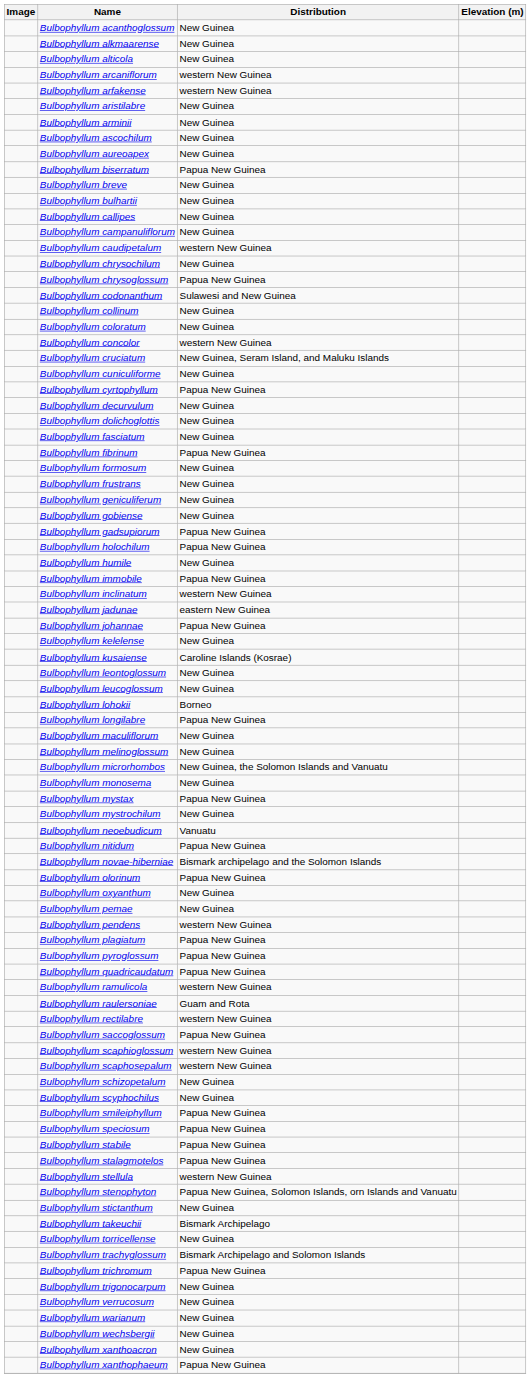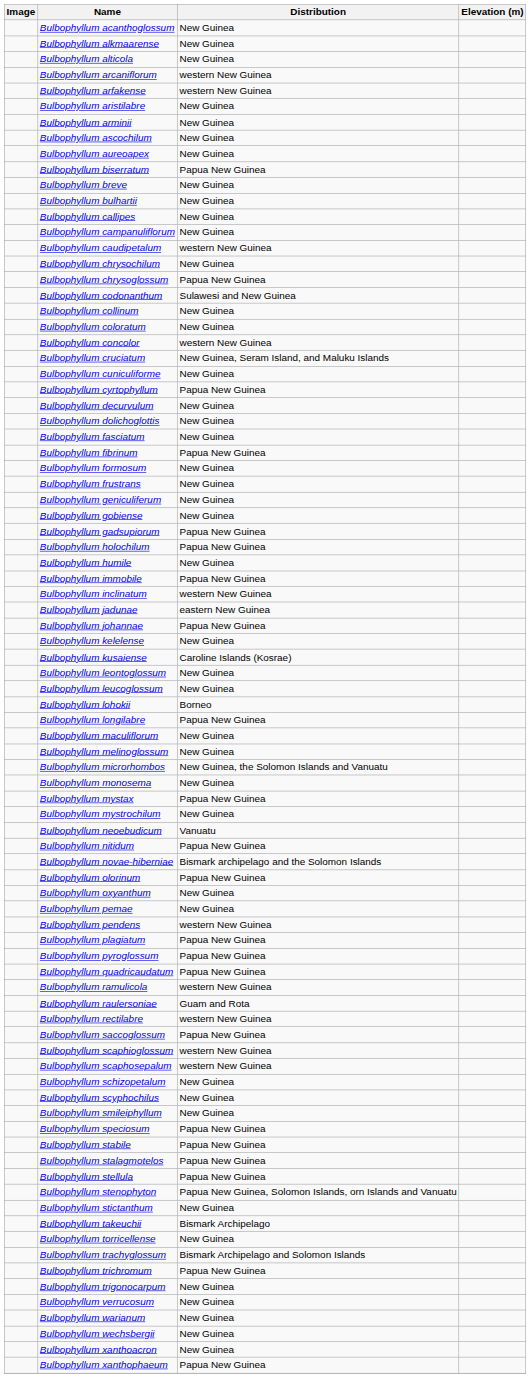(223, 1113) Papua New Guinea -> (207, 1113) New Guinea
(226, 1176) western New Guinea -> (223, 1176) Papua New Guinea
